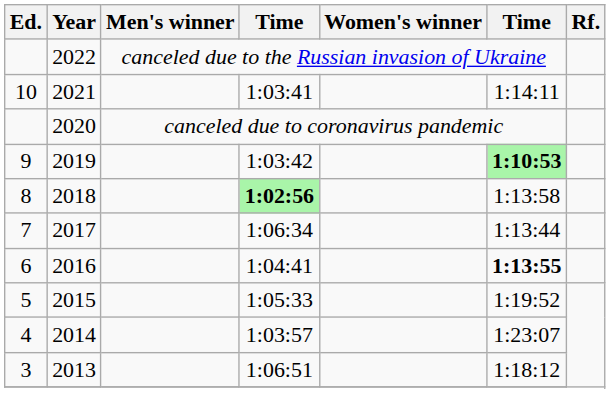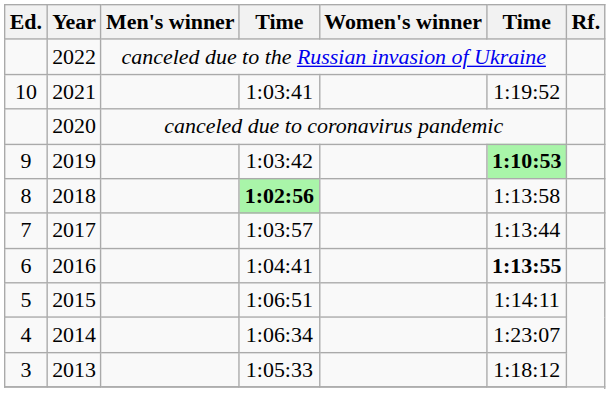(527, 91) 1:14:11 -> (527, 91) 1:19:52
(279, 230) 1:06:34 -> (279, 230) 1:03:57
(279, 299) 1:05:33 -> (279, 299) 1:06:51
(527, 299) 1:19:52 -> (527, 299) 1:14:11
(279, 334) 1:03:57 -> (279, 334) 1:06:34
(279, 369) 1:06:51 -> (279, 369) 1:05:33
